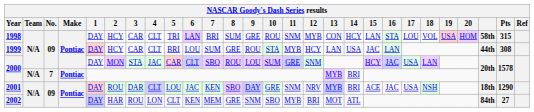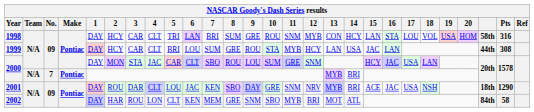(506, 36) 315 -> (506, 36) 316
(506, 101) 27 -> (506, 101) 58
